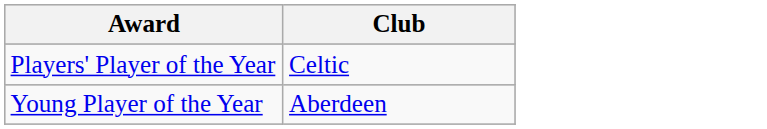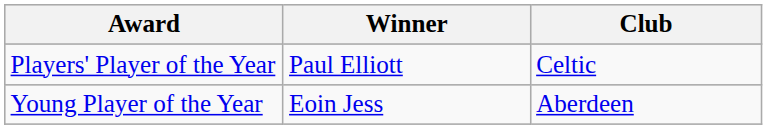+ column: (407, 24)
